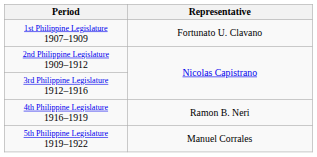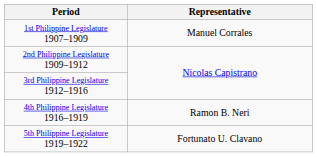(220, 33) Fortunato U. Clavano -> (220, 33) Manuel Corrales
(220, 139) Manuel Corrales -> (220, 139) Fortunato U. Clavano
